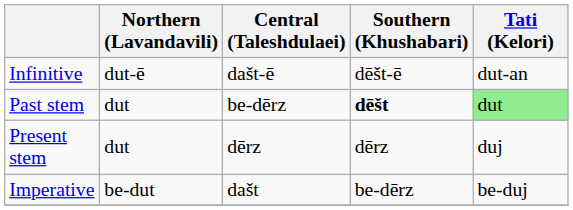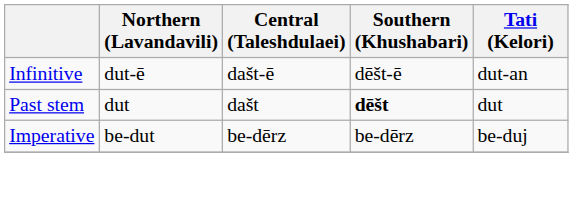(257, 104) be-dērz -> (243, 104) dašt
(490, 104) lightgreen background -> (490, 104) no background
- row: (38, 146)
(243, 189) dašt -> (257, 135) be-dērz
